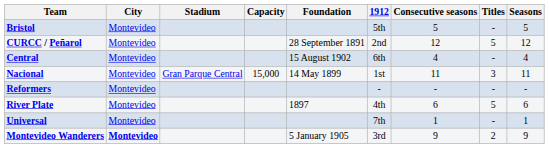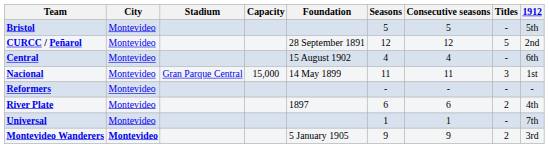columns swapped: (526, 12) <-> (379, 12)
(493, 105) 5 -> (506, 105) 2
